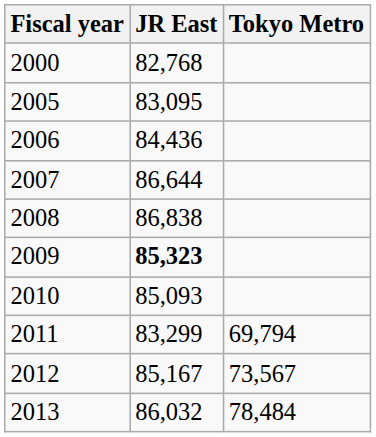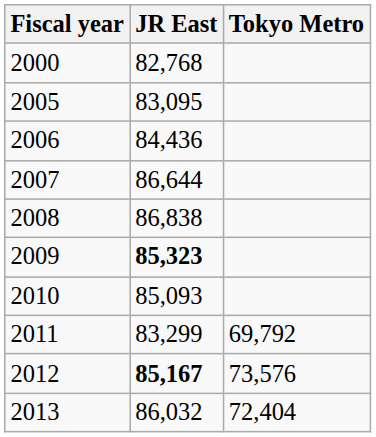(262, 334) 69,794 -> (262, 334) 69,792
(169, 373) normal -> (169, 373) bold
(262, 373) 73,567 -> (262, 373) 73,576
(262, 412) 78,484 -> (262, 412) 72,404
